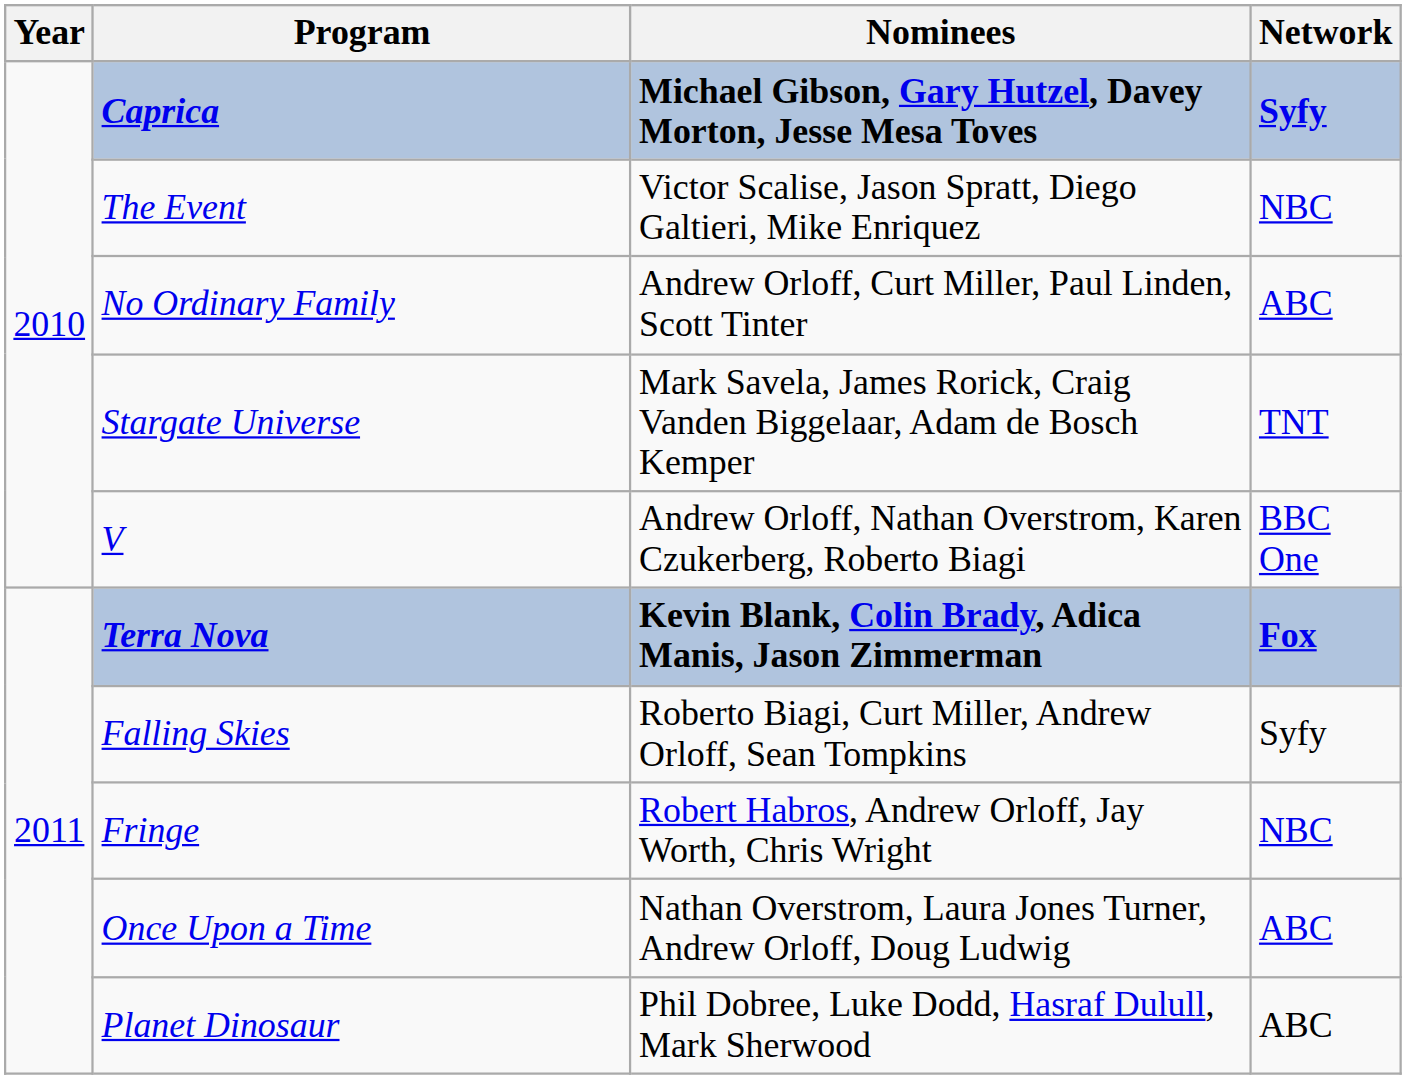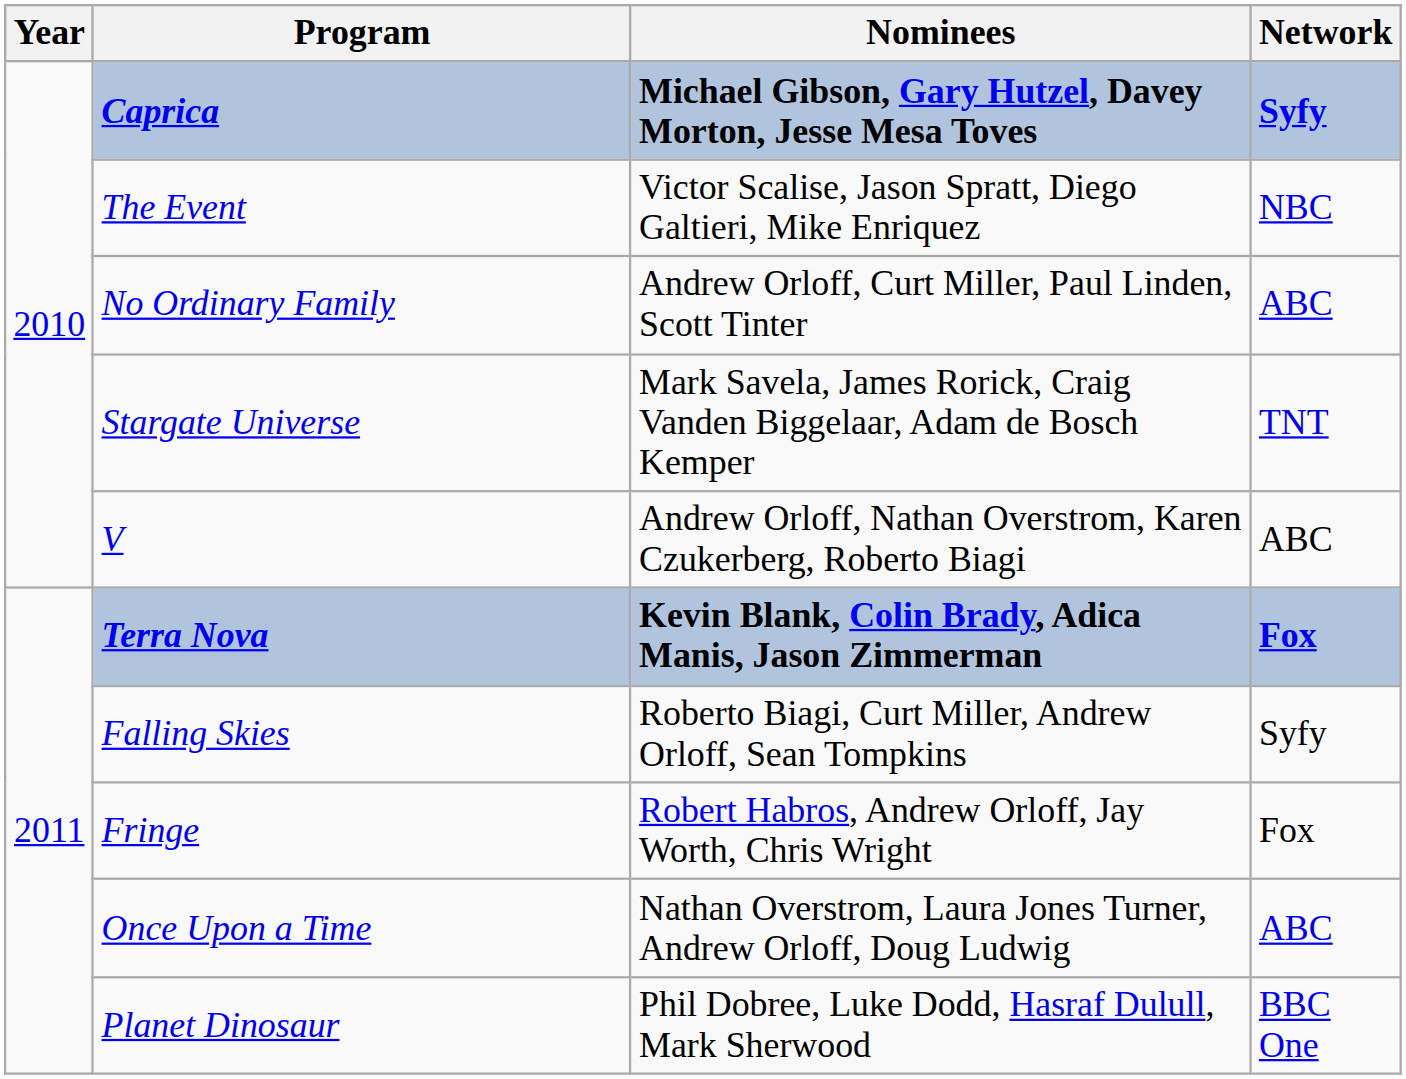(1295, 538) BBC One -> (1296, 538) ABC
(1296, 830) NBC -> (1287, 830) Fox
(1296, 1024) ABC -> (1295, 1024) BBC One
